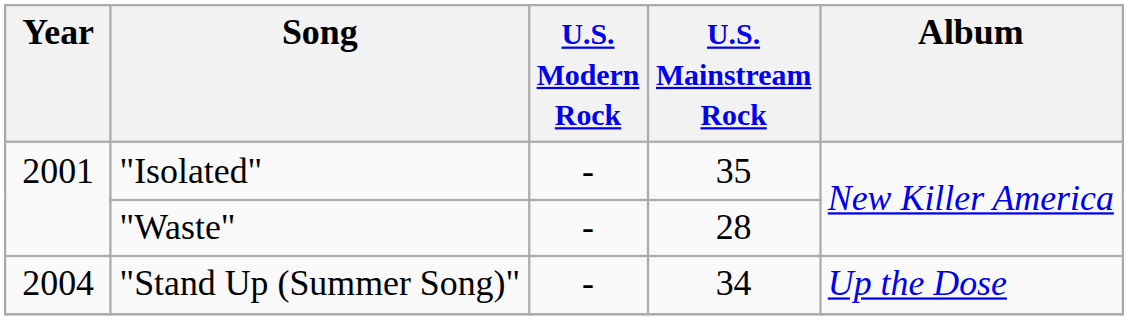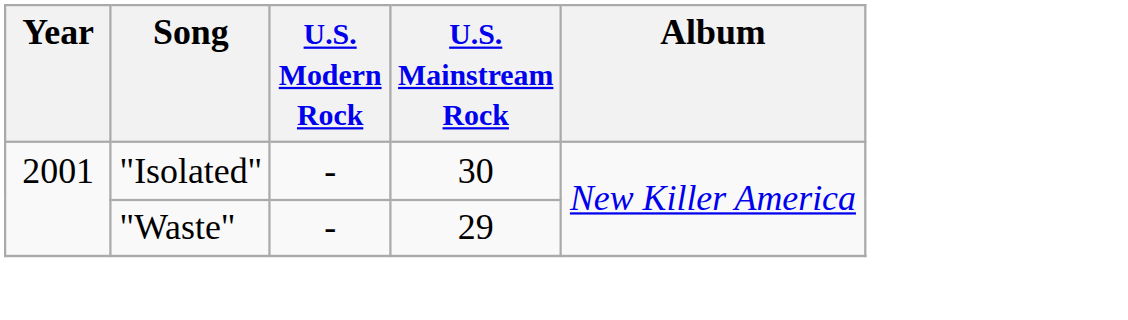(734, 170) 35 -> (476, 170) 30
(734, 227) 28 -> (476, 227) 29
- row: (320, 284)
